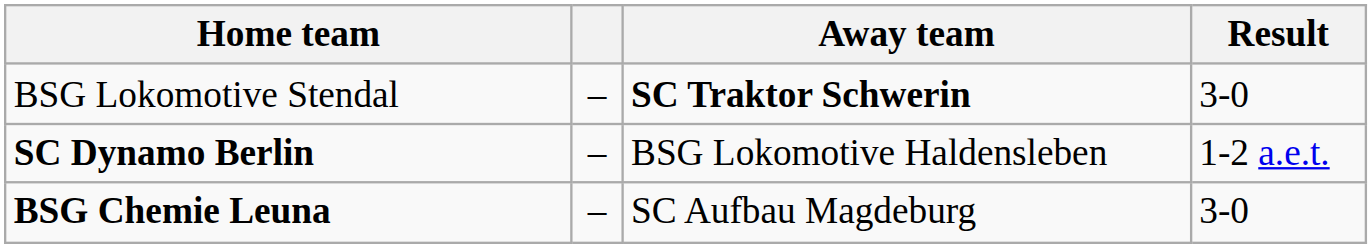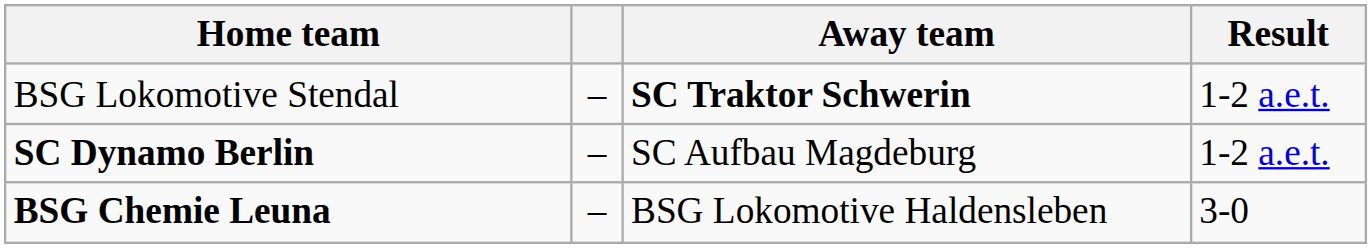(1224, 93) 3-0 -> (1264, 93) 1-2 a.e.t.
(869, 152) BSG Lokomotive Haldensleben -> (804, 152) SC Aufbau Magdeburg
(804, 211) SC Aufbau Magdeburg -> (869, 211) BSG Lokomotive Haldensleben
